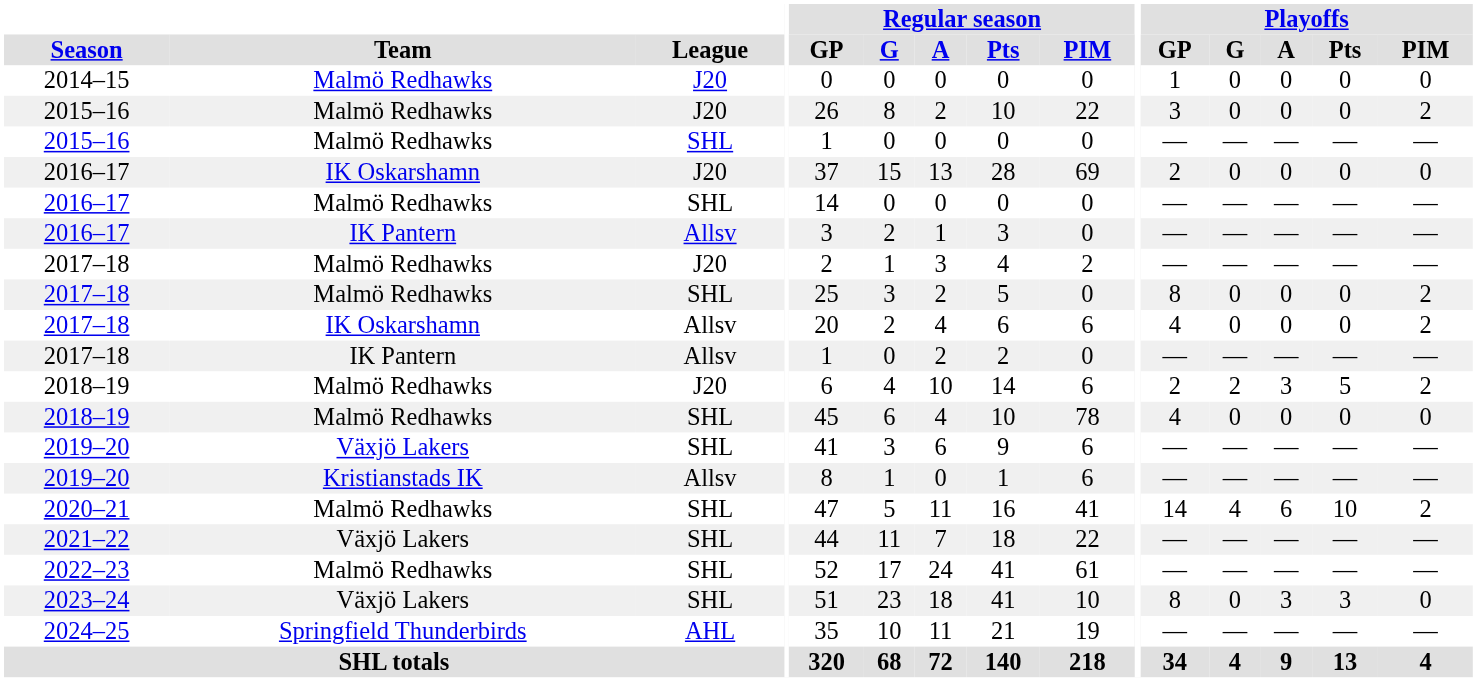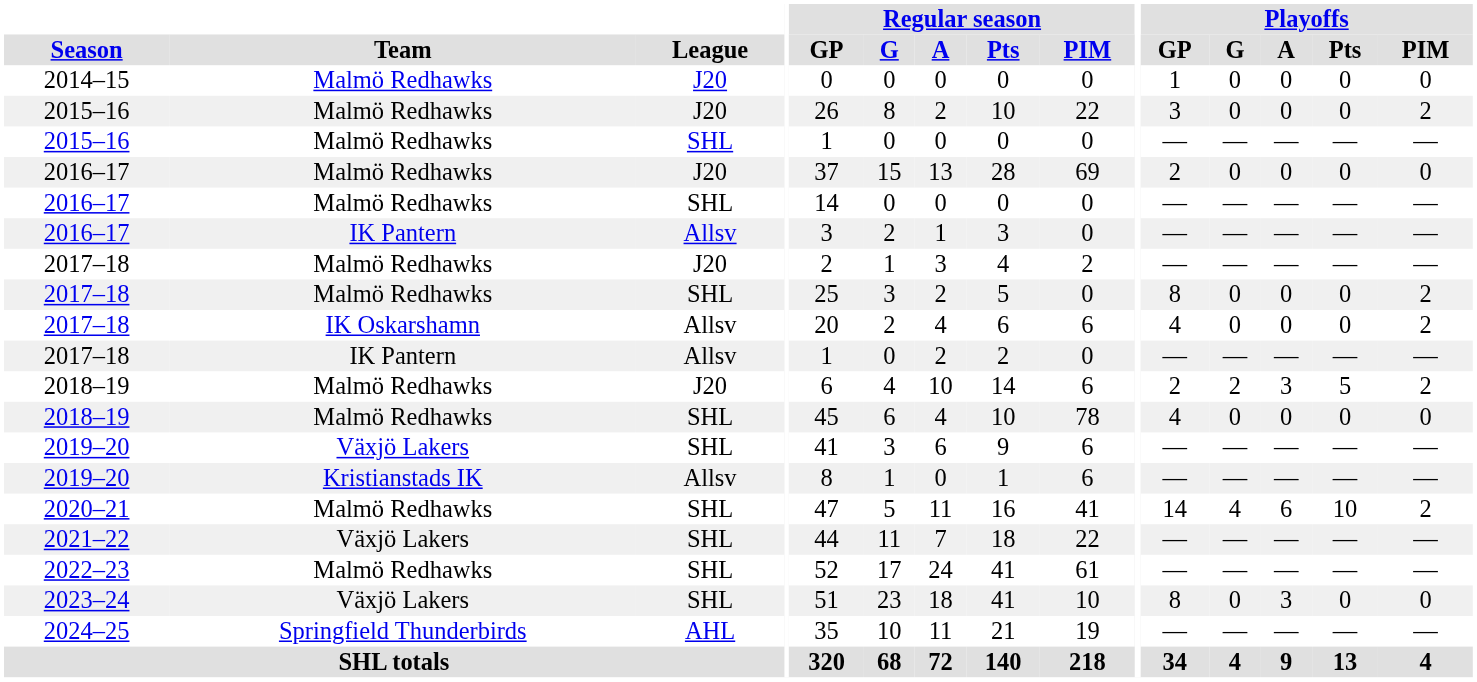(403, 172) IK Oskarshamn -> (403, 172) Malmö Redhawks
(1345, 600) 3 -> (1345, 600) 0
